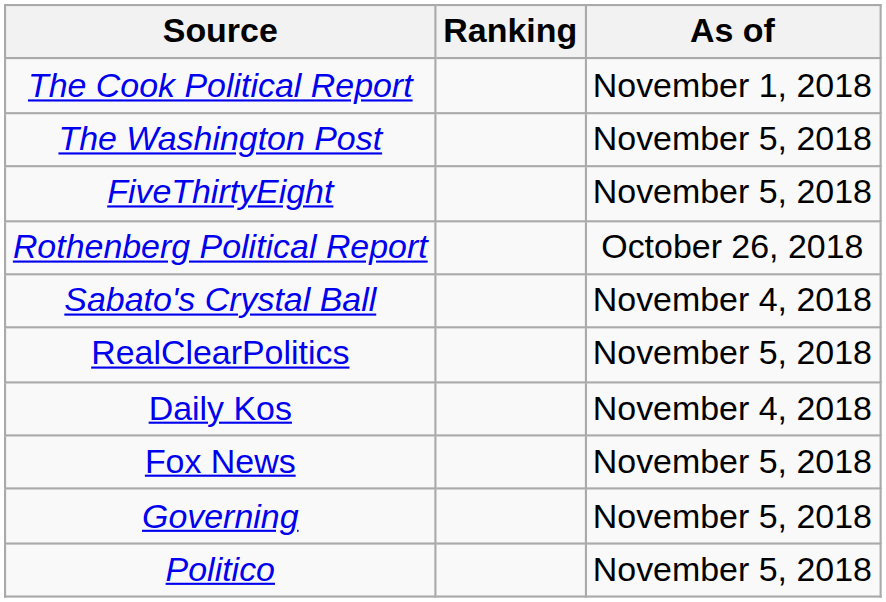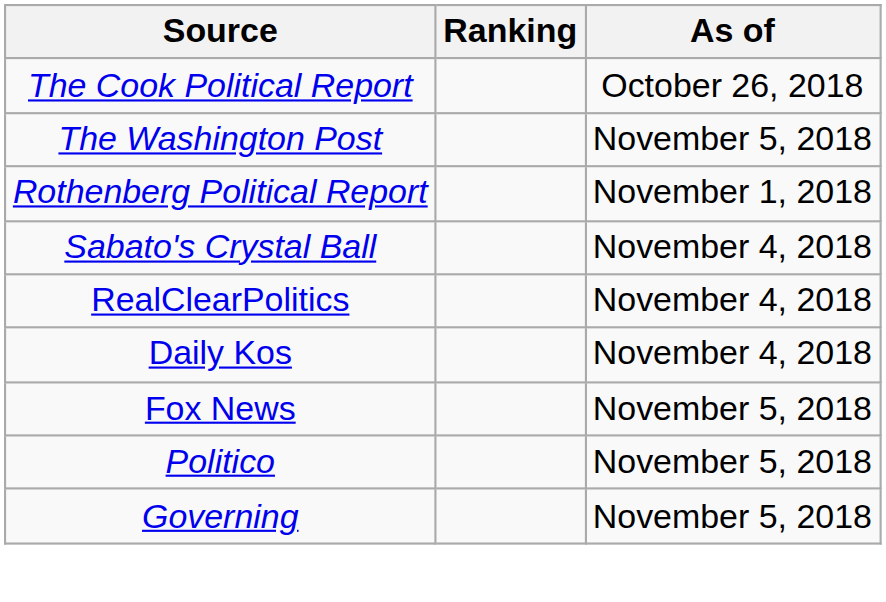(732, 85) November 1, 2018 -> (732, 85) October 26, 2018
- row: (220, 192)
(732, 246) October 26, 2018 -> (732, 192) November 1, 2018
(732, 354) November 5, 2018 -> (732, 300) November 4, 2018
rows swapped: (220, 569) <-> (220, 515)
